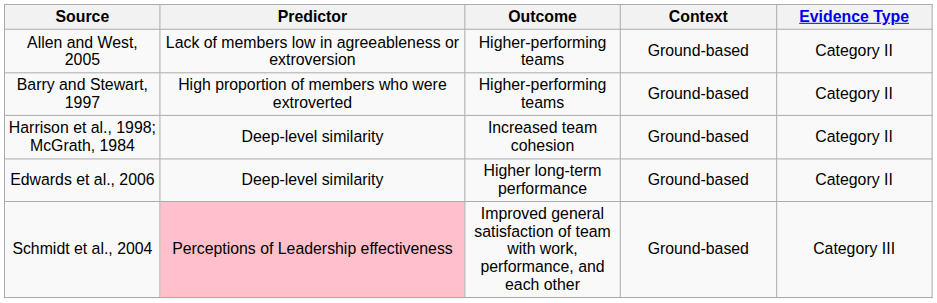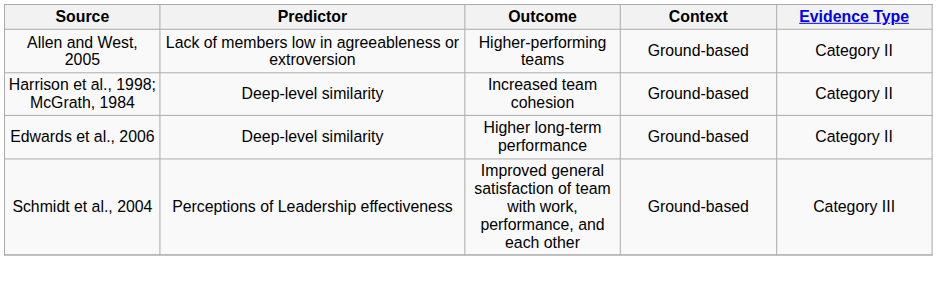- row: (82, 94)
(312, 249) pink background -> (312, 206) no background
